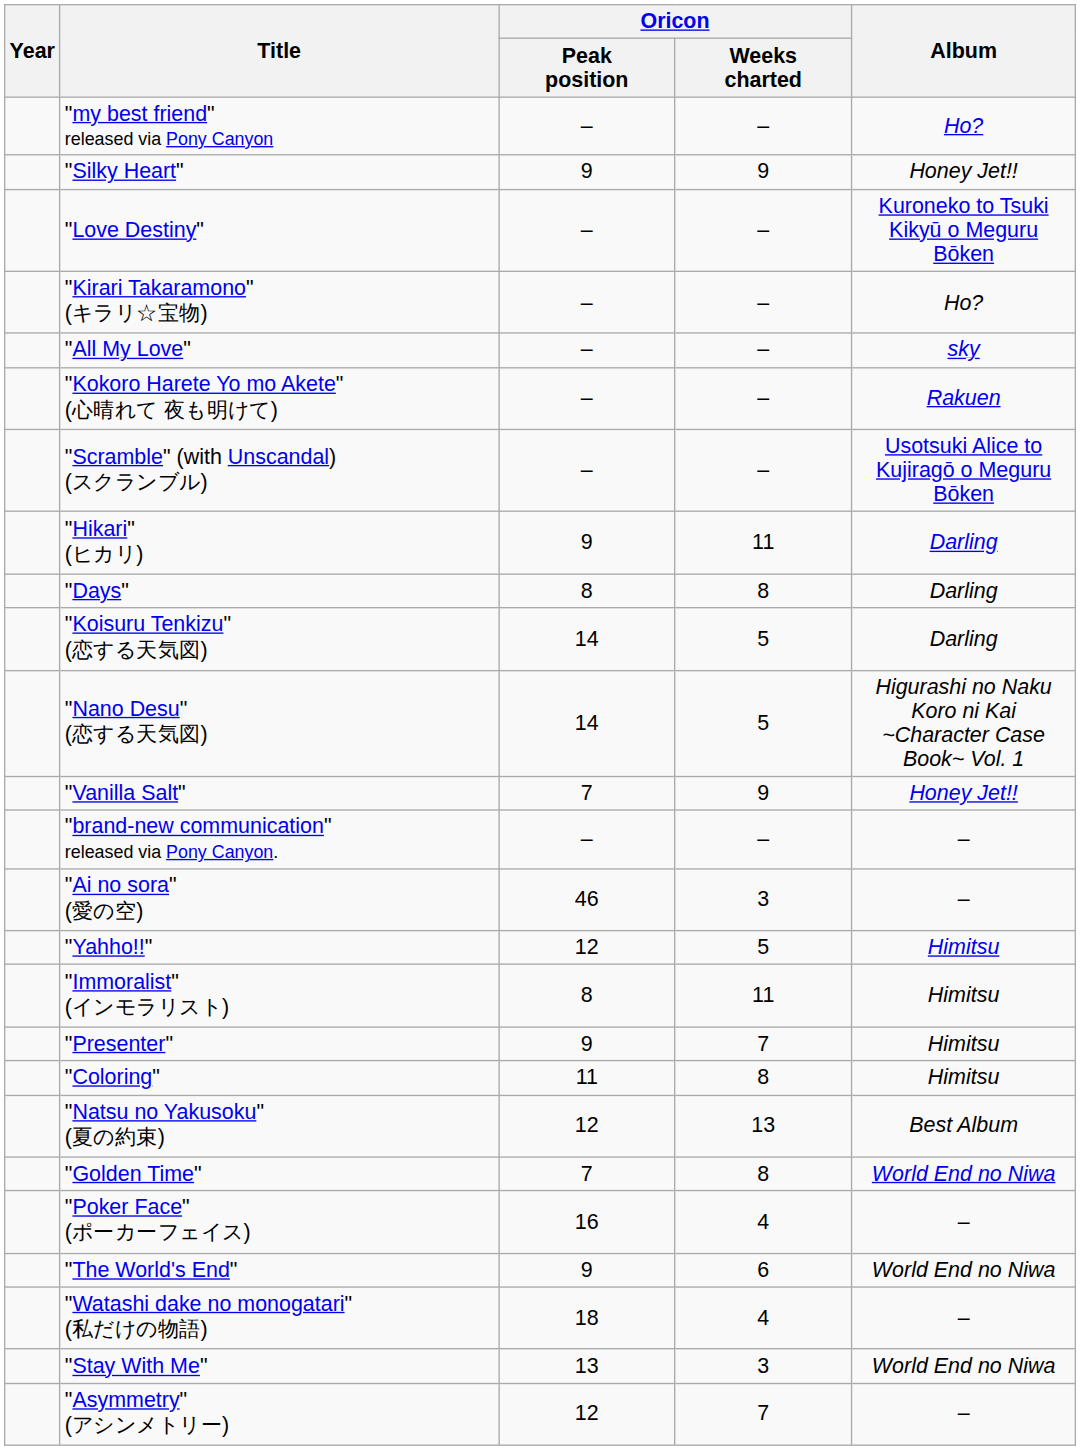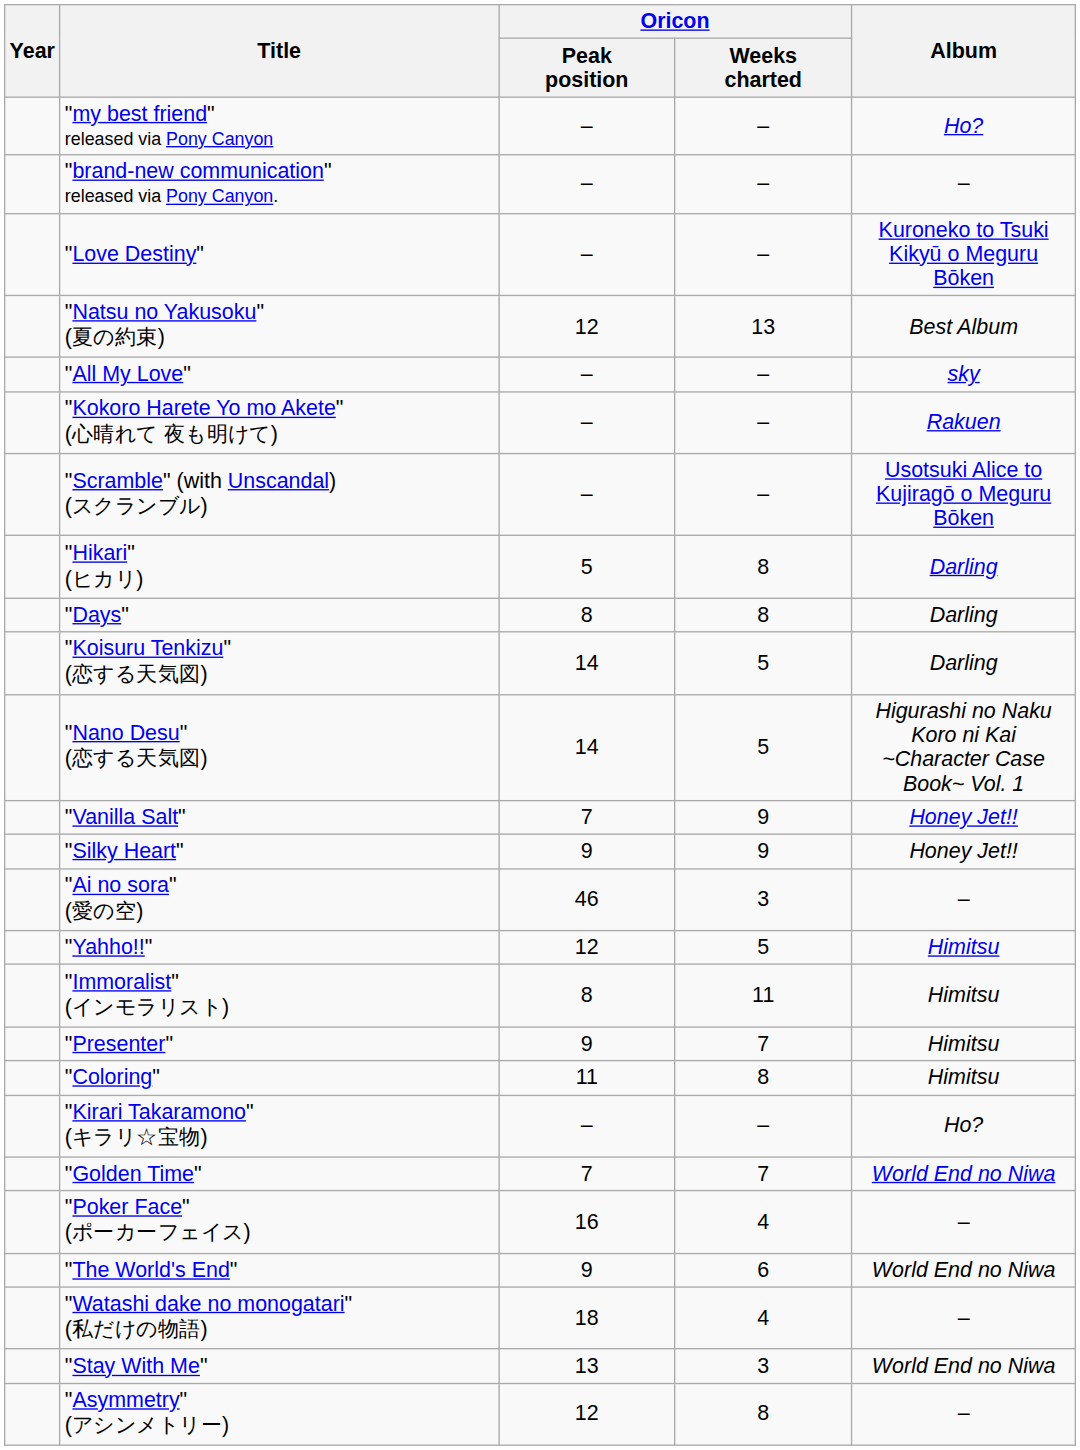rows swapped: (198, 839) <-> (124, 171)
rows swapped: (159, 300) <-> (164, 1124)
(587, 542) 9 -> (587, 566) 5
(763, 542) 11 -> (763, 566) 8
(763, 1173) 8 -> (763, 1173) 7
(763, 1414) 7 -> (763, 1414) 8
